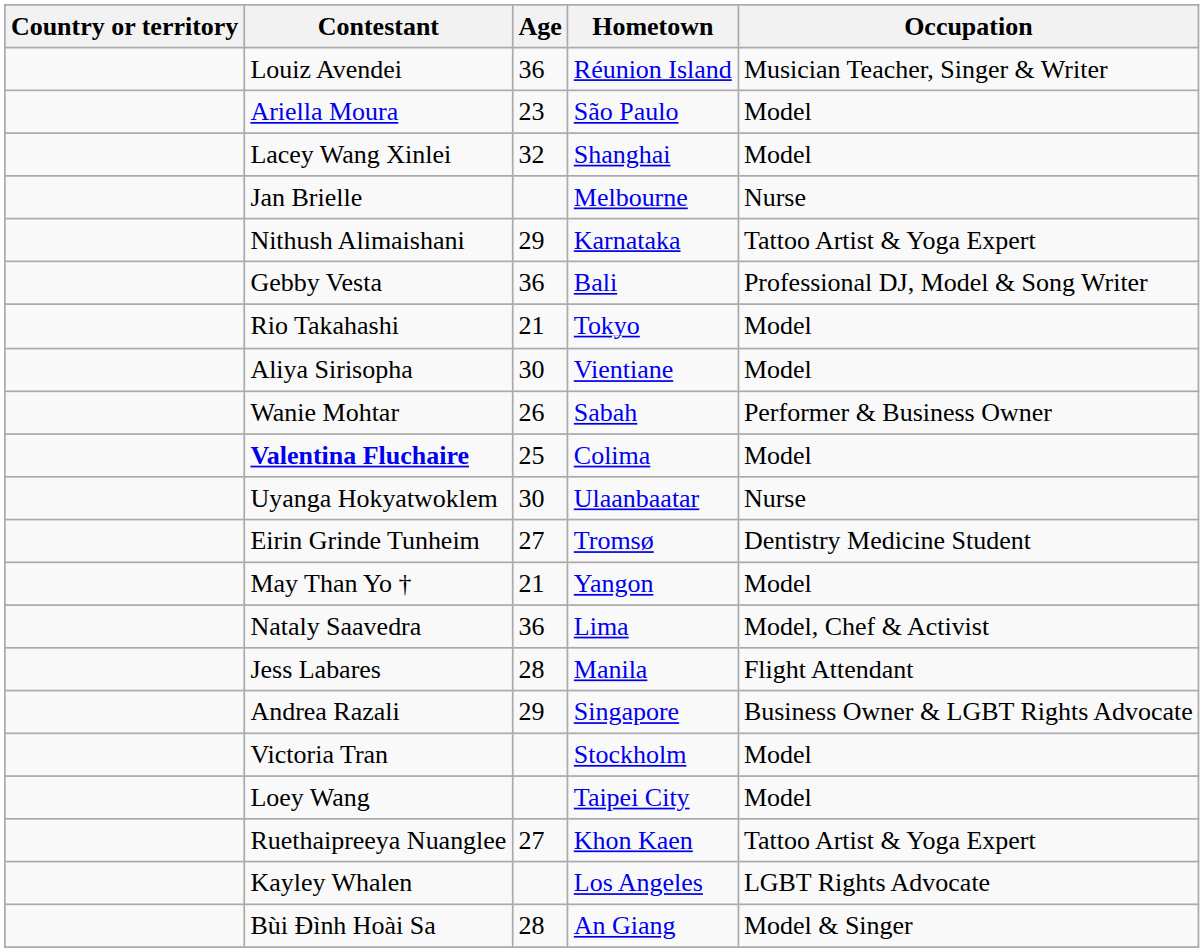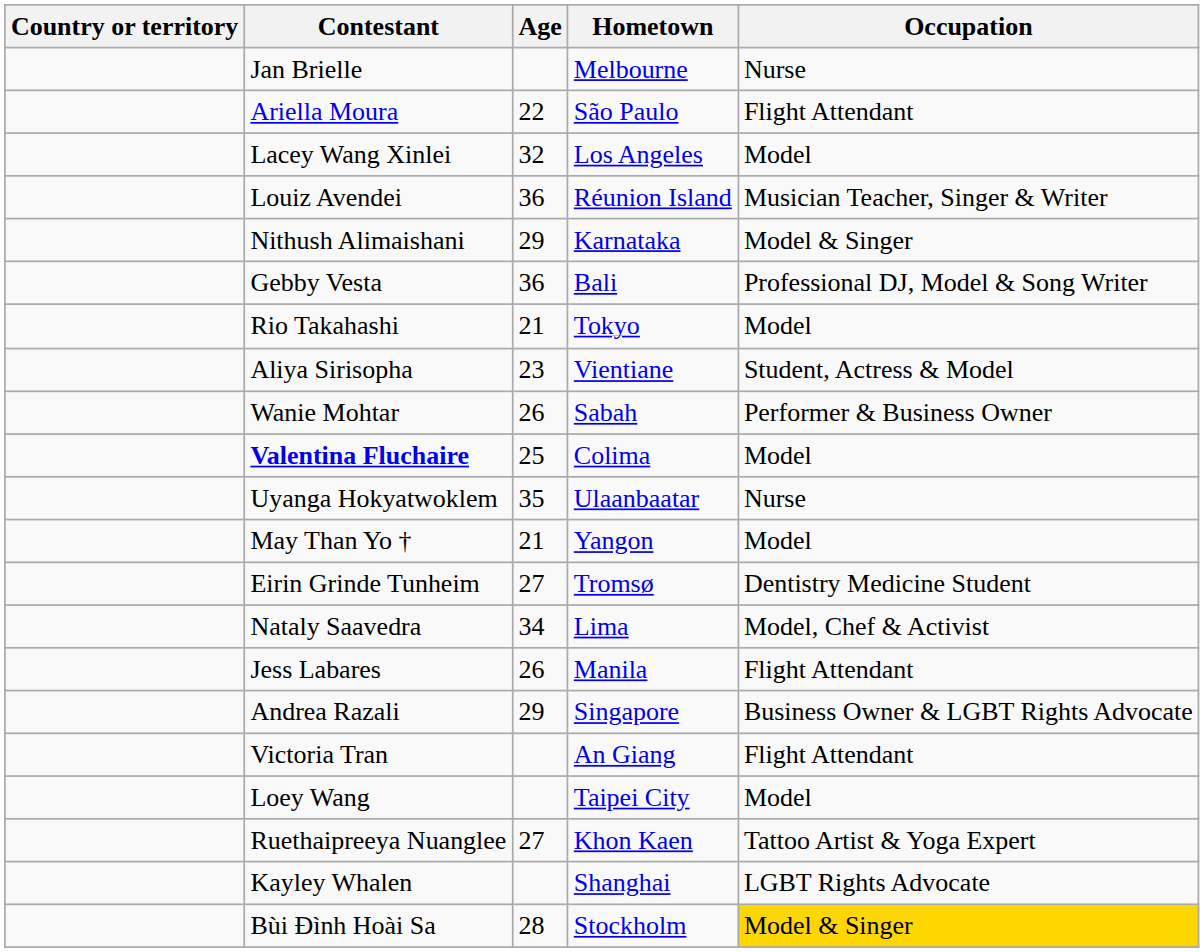rows swapped: (306, 197) <-> (326, 68)
(531, 111) 23 -> (531, 111) 22
(778, 111) Model -> (829, 111) Flight Attendant
(622, 154) Shanghai -> (638, 154) Los Angeles
(890, 240) Tattoo Artist & Yoga Expert -> (828, 240) Model & Singer
(531, 368) 30 -> (531, 368) 23
(778, 368) Model -> (879, 368) Student, Actress & Model
(531, 497) 30 -> (531, 497) 35
rows swapped: (331, 583) <-> (365, 540)
(531, 626) 36 -> (531, 626) 34
(531, 668) 28 -> (531, 668) 26
(630, 754) Stockholm -> (625, 754) An Giang
(778, 754) Model -> (829, 754) Flight Attendant
(638, 883) Los Angeles -> (622, 883) Shanghai
(625, 926) An Giang -> (630, 926) Stockholm
(828, 926) no background -> (828, 926) gold background
